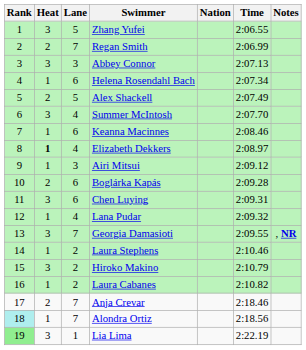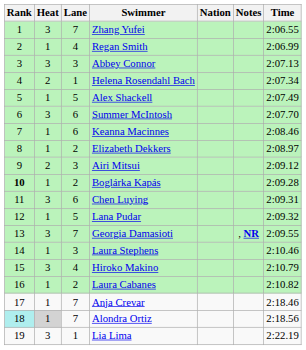columns swapped: (252, 13) <-> (286, 13)
(75, 30) 5 -> (75, 30) 7
(48, 47) 2 -> (48, 47) 1
(75, 47) 7 -> (75, 47) 4
(48, 81) 1 -> (48, 81) 2
(75, 81) 6 -> (75, 81) 1
(48, 98) 2 -> (48, 98) 1
(75, 115) 4 -> (75, 115) 6
(48, 149) bold -> (48, 149) normal
(75, 149) 4 -> (75, 149) 2
(48, 166) 1 -> (48, 166) 2
(19, 183) normal -> (19, 183) bold
(48, 183) 2 -> (48, 183) 1
(75, 183) 6 -> (75, 183) 2
(75, 217) 4 -> (75, 217) 5
(75, 251) 2 -> (75, 251) 3
(75, 268) 2 -> (75, 268) 4
(48, 302) 2 -> (48, 302) 1
(48, 319) no background -> (48, 319) lightgrey background
(19, 336) lightgreen background -> (19, 336) no background
